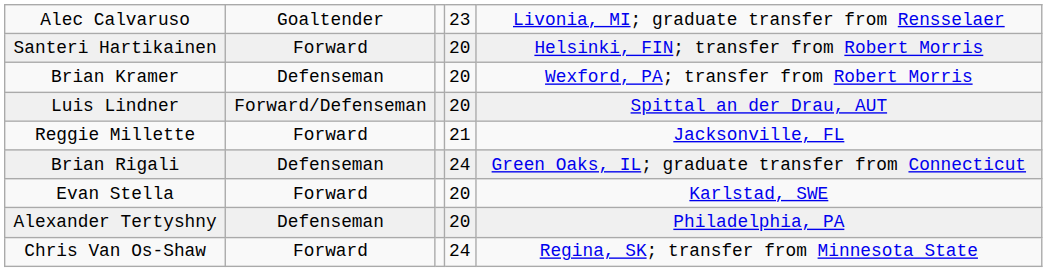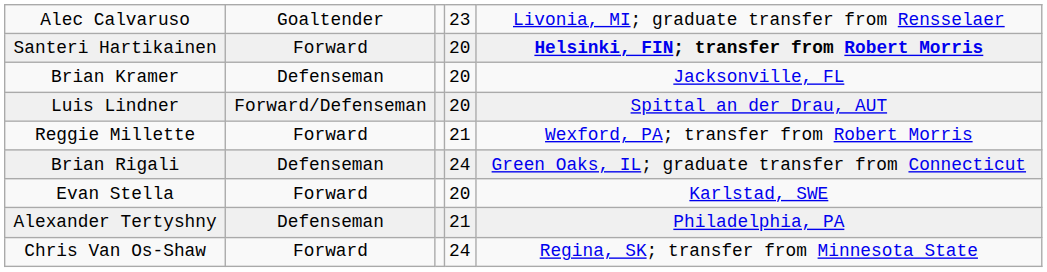(759, 48) normal -> (759, 48) bold
(759, 77) Wexford, PA; transfer from Robert Morris -> (759, 77) Jacksonville, FL
(759, 135) Jacksonville, FL -> (759, 135) Wexford, PA; transfer from Robert Morris
(460, 222) 20 -> (460, 222) 21
